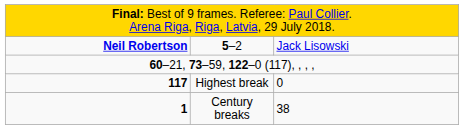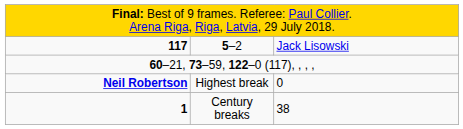(145, 46) Neil Robertson -> (178, 46) 117
(178, 84) 117 -> (145, 84) Neil Robertson
